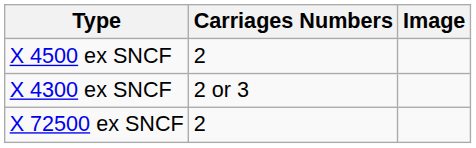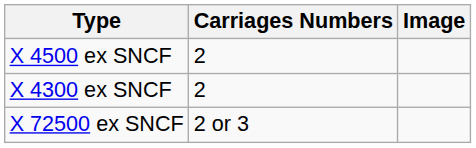(221, 90) 2 or 3 -> (200, 90) 2
(200, 124) 2 -> (221, 124) 2 or 3
